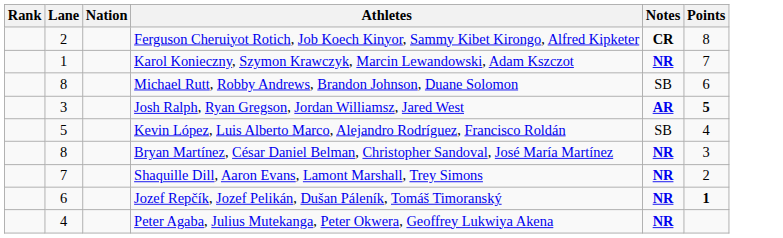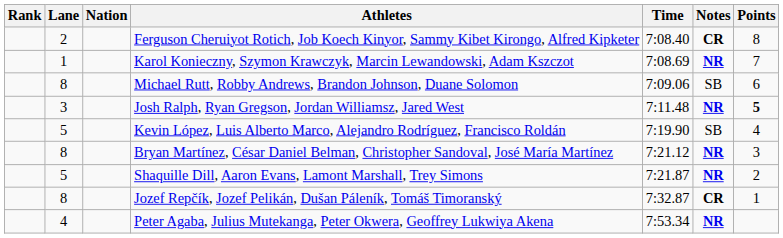+ column: (668, 15)
(663, 107) AR -> (713, 107) NR
(64, 175) 7 -> (64, 175) 5
(64, 198) 6 -> (64, 198) 8
(663, 198) NR -> (713, 198) CR
(706, 198) bold -> (756, 198) normal
